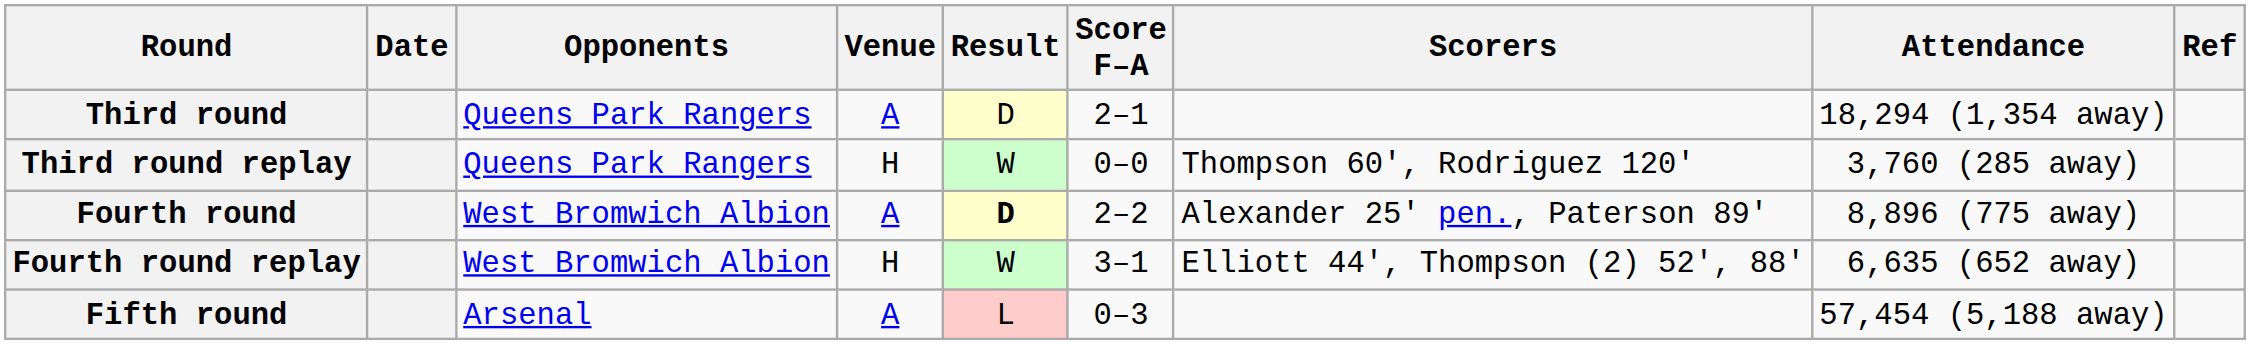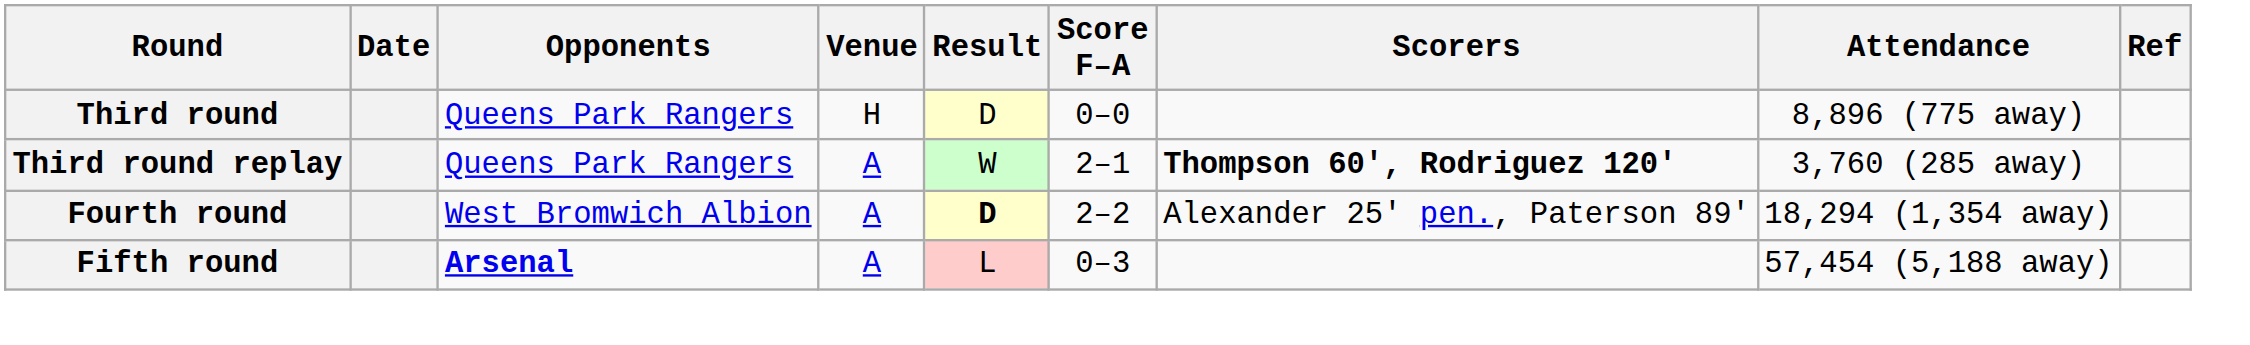(890, 115) A -> (872, 115) H
(1121, 115) 2–1 -> (1103, 115) 0–0
(1994, 115) 18,294 (1,354 away) -> (1939, 115) 8,896 (775 away)
(890, 165) H -> (872, 165) A
(1121, 165) 0–0 -> (1103, 165) 2–1
(1438, 165) normal -> (1420, 165) bold
(1994, 215) 8,896 (775 away) -> (1939, 215) 18,294 (1,354 away)
- row: (187, 264)
(527, 314) normal -> (509, 264) bold
